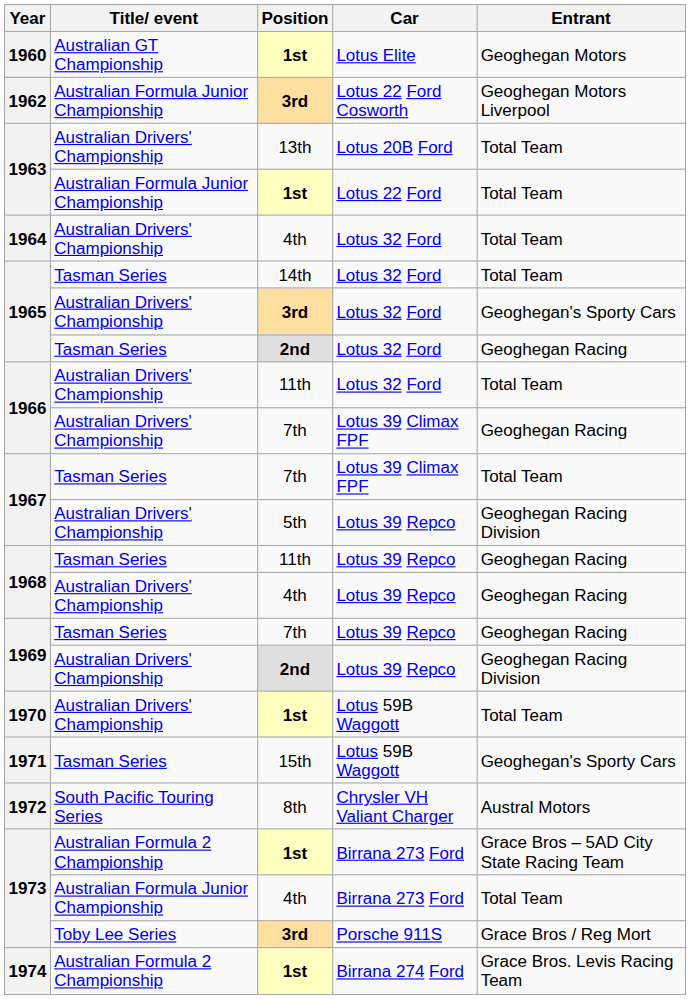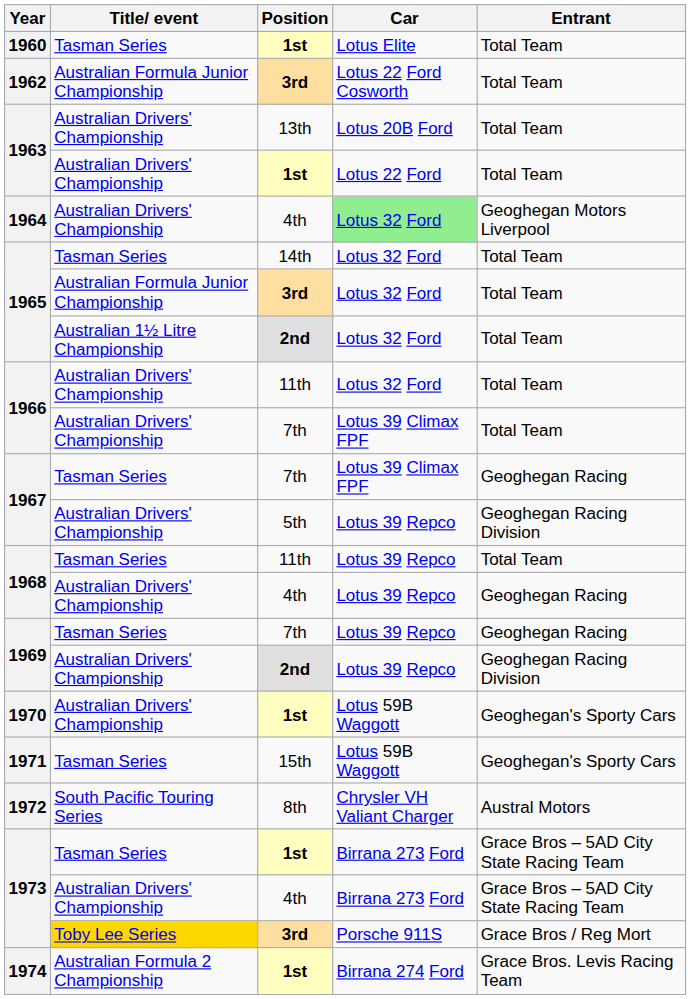(109, 55) Australian GT Championship -> (111, 45) Tasman Series
(553, 55) Geoghegan Motors -> (522, 45) Total Team
(553, 101) Geoghegan Motors Liverpool -> (522, 82) Total Team
(151, 193) Australian Formula Junior Championship -> (123, 174) Australian Drivers' Championship
(389, 239) no background -> (389, 220) lightgreen background
(522, 239) Total Team -> (553, 220) Geoghegan Motors Liverpool
(123, 312) Australian Drivers' Championship -> (151, 293) Australian Formula Junior Championship
(578, 312) Geoghegan's Sporty Cars -> (522, 293) Total Team
(111, 348) Tasman Series -> (125, 339) Australian 1½ Litre Championship
(554, 348) Geoghegan Racing -> (522, 339) Total Team
(554, 431) Geoghegan Racing -> (522, 431) Total Team
(522, 477) Total Team -> (554, 477) Geoghegan Racing
(554, 559) Geoghegan Racing -> (522, 559) Total Team
(522, 714) Total Team -> (578, 714) Geoghegan's Sporty Cars
(133, 852) Australian Formula 2 Championship -> (111, 852) Tasman Series
(151, 898) Australian Formula Junior Championship -> (123, 898) Australian Drivers' Championship
(522, 898) Total Team -> (567, 898) Grace Bros – 5AD City State Racing Team
(115, 935) no background -> (115, 935) gold background
